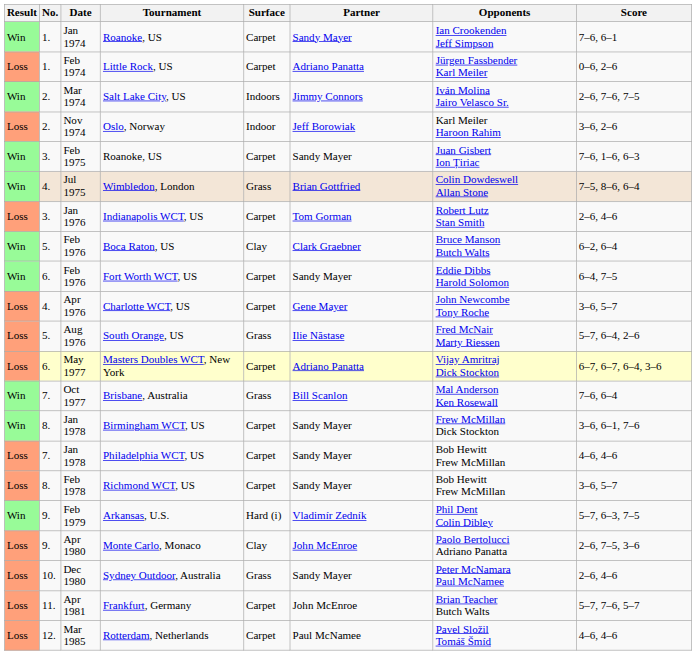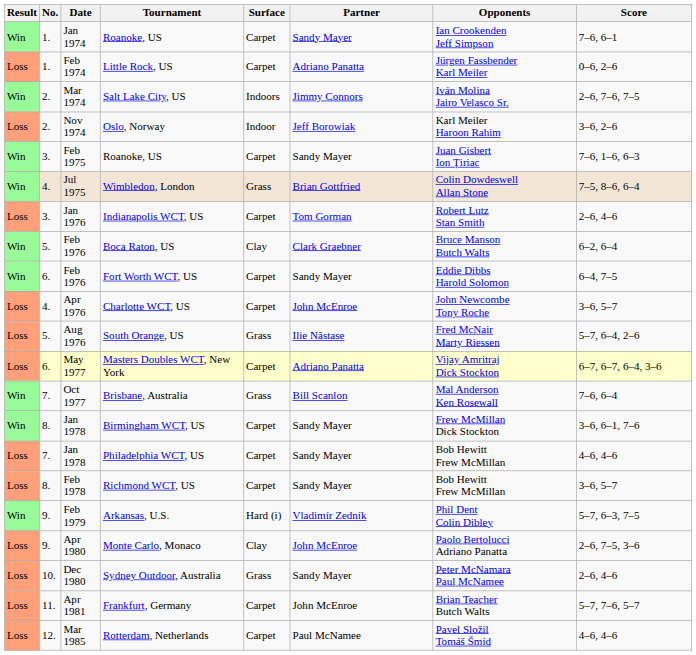(320, 306) Gene Mayer -> (325, 306) John McEnroe
